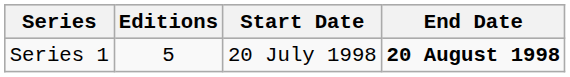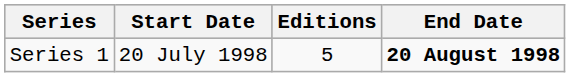columns swapped: (168, 22) <-> (302, 22)
